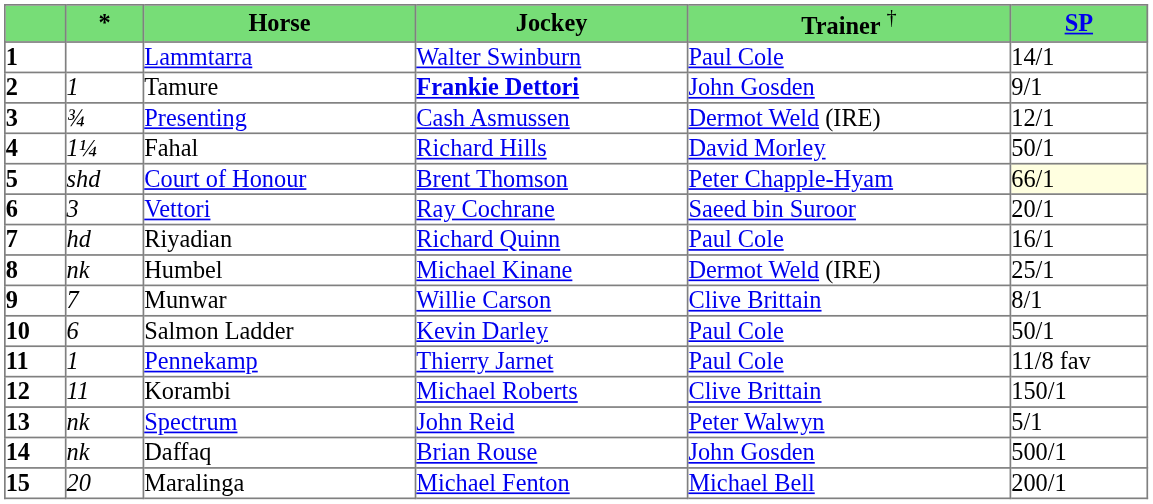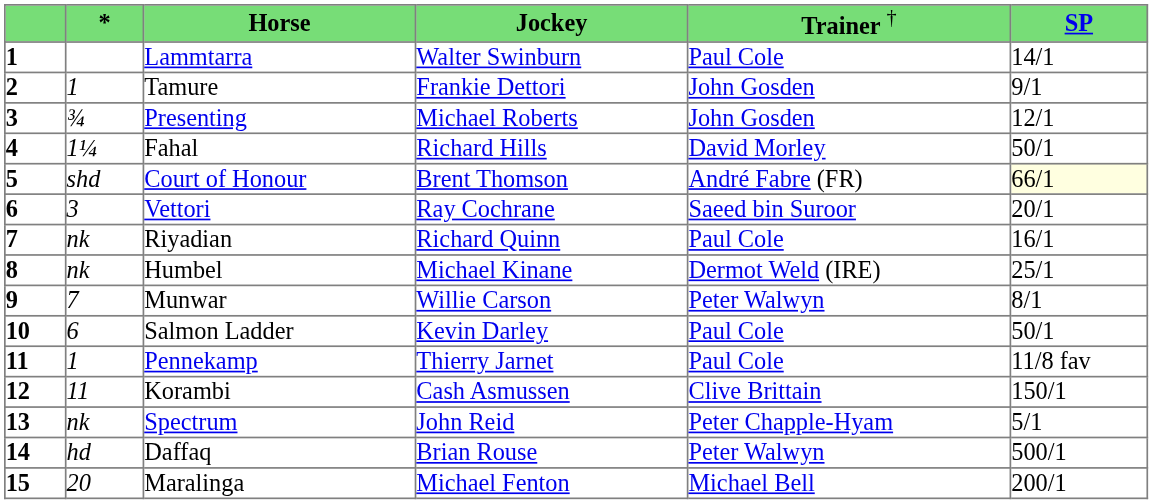(498, 86) bold -> (491, 86) normal
(493, 117) Cash Asmussen -> (497, 117) Michael Roberts
(785, 117) Dermot Weld (IRE) -> (752, 117) John Gosden
(791, 178) Peter Chapple-Hyam -> (776, 178) André Fabre (FR)
(79, 239) hd -> (78, 239) nk
(755, 299) Clive Brittain -> (756, 299) Peter Walwyn
(497, 391) Michael Roberts -> (493, 391) Cash Asmussen
(756, 421) Peter Walwyn -> (791, 421) Peter Chapple-Hyam
(78, 452) nk -> (79, 452) hd
(752, 452) John Gosden -> (756, 452) Peter Walwyn
